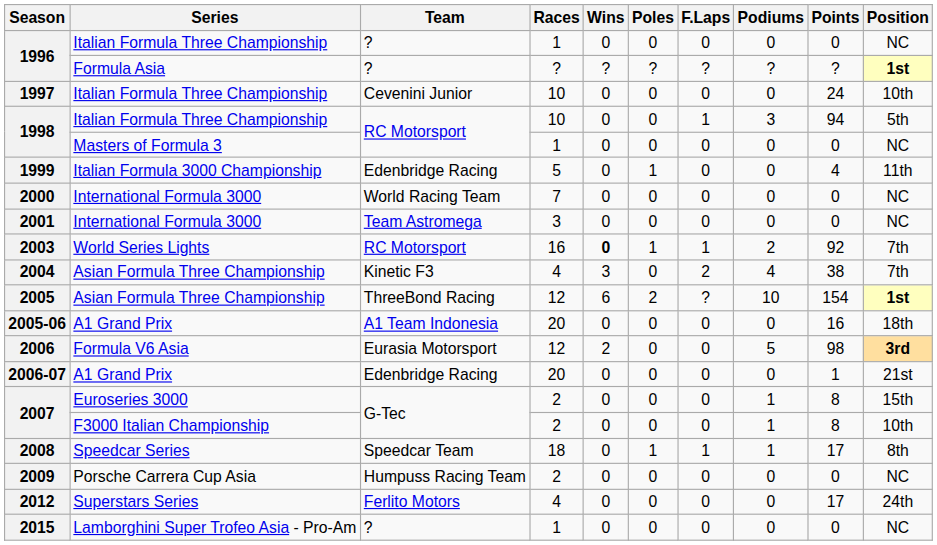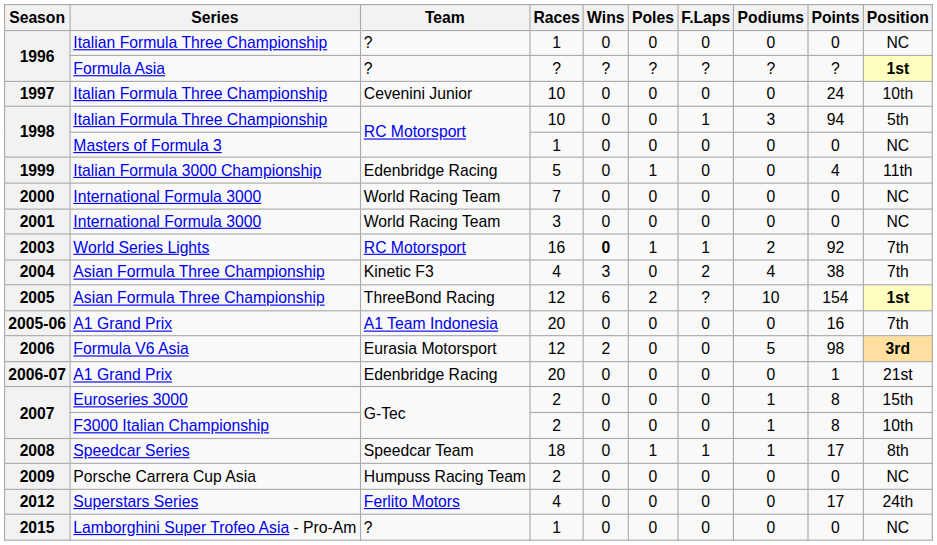(423, 221) Team Astromega -> (432, 221) World Racing Team
(898, 323) 18th -> (898, 323) 7th
